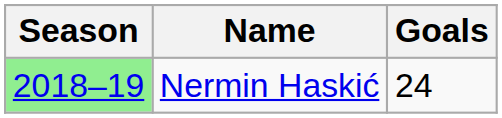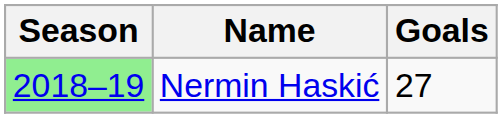(414, 84) 24 -> (414, 84) 27
